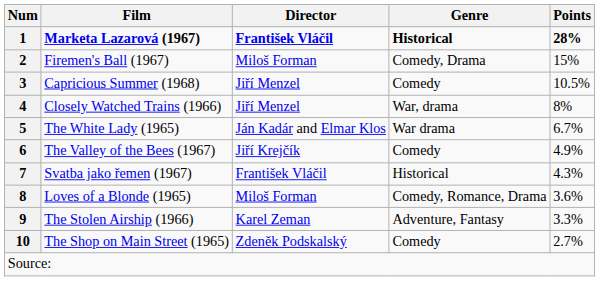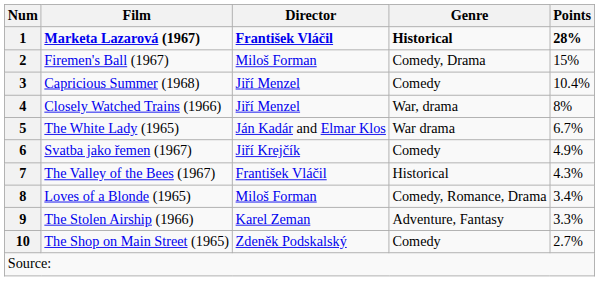(572, 83) 10.5% -> (572, 83) 10.4%
(130, 151) The Valley of the Bees (1967) -> (118, 151) Svatba jako řemen (1967)
(118, 173) Svatba jako řemen (1967) -> (130, 173) The Valley of the Bees (1967)
(568, 196) 3.6% -> (568, 196) 3.4%
